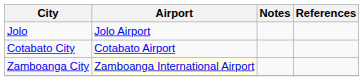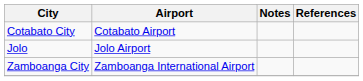rows swapped: (41, 48) <-> (17, 31)
(174, 66) lightyellow background -> (174, 66) no background
